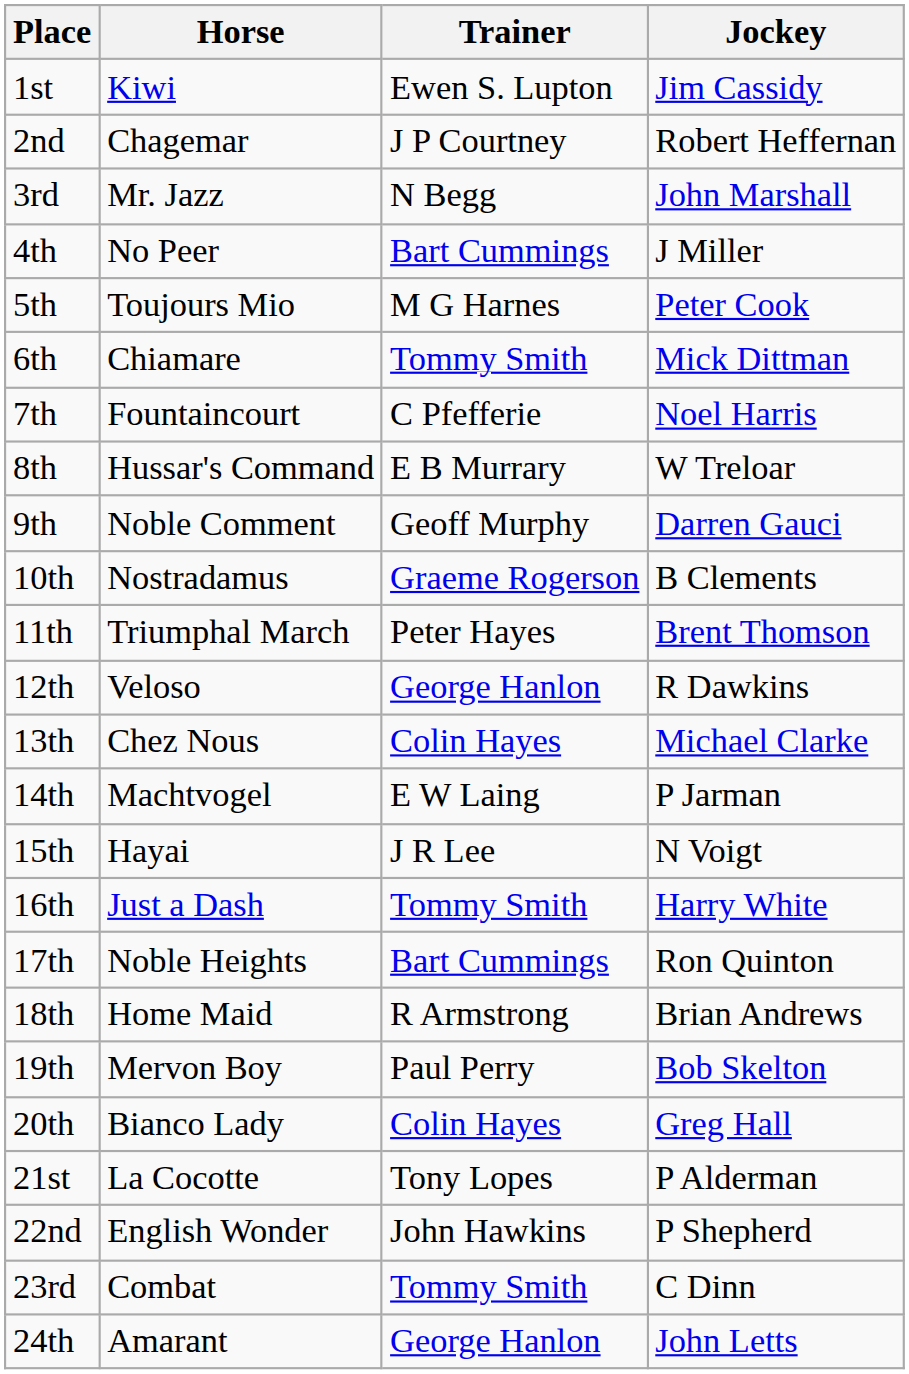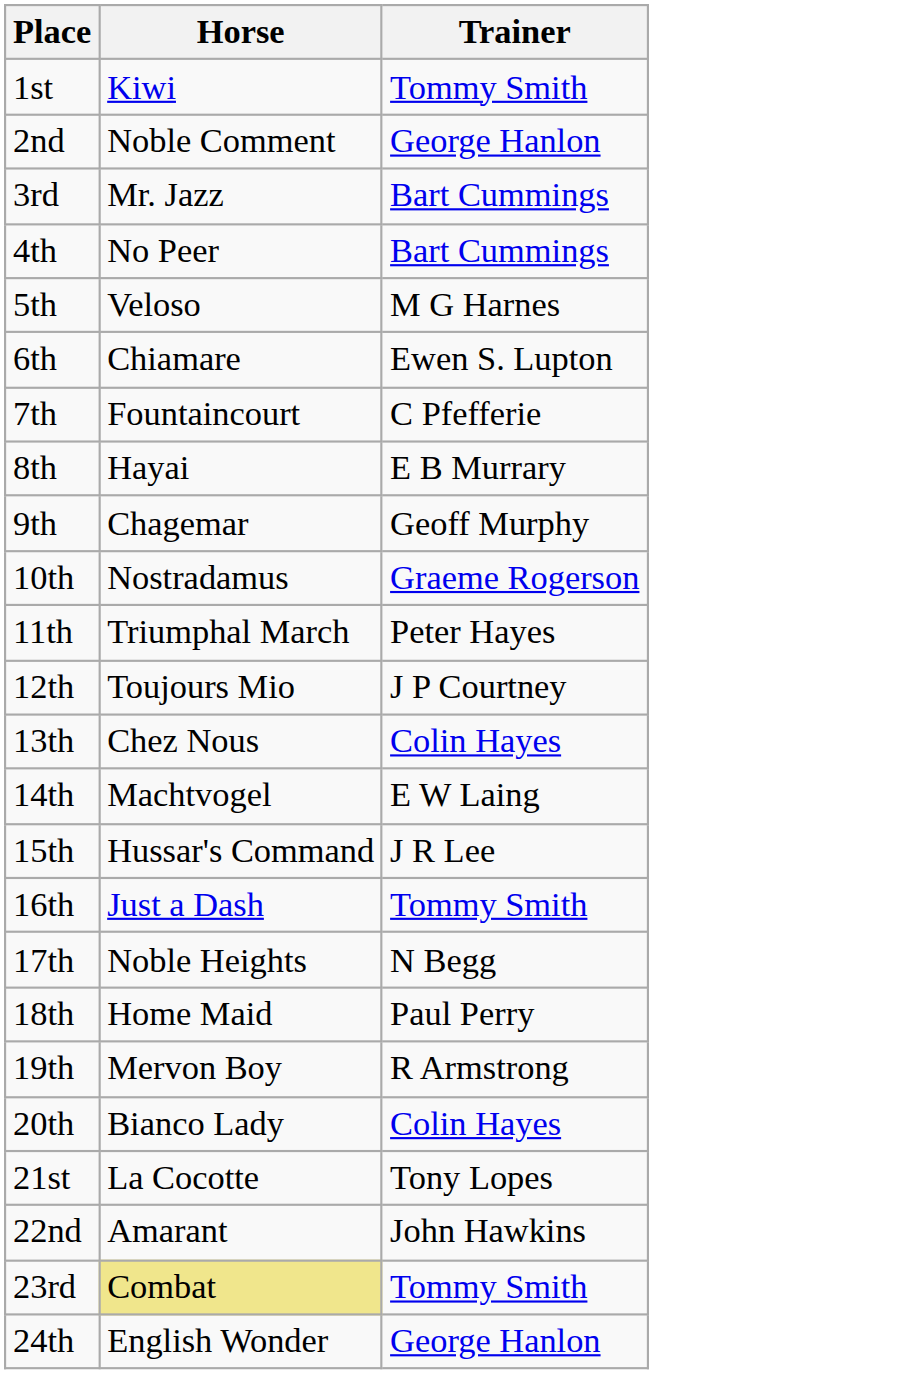- column: (776, 31)
(501, 86) Ewen S. Lupton -> (489, 86) Tommy Smith
(178, 140) Chagemar -> (221, 140) Noble Comment
(478, 140) J P Courtney -> (495, 140) George Hanlon
(443, 195) N Begg -> (500, 195) Bart Cummings
(201, 304) Toujours Mio -> (154, 304) Veloso
(489, 359) Tommy Smith -> (501, 359) Ewen S. Lupton
(241, 468) Hussar's Command -> (148, 468) Hayai
(221, 522) Noble Comment -> (178, 522) Chagemar
(154, 686) Veloso -> (201, 686) Toujours Mio
(495, 686) George Hanlon -> (478, 686) J P Courtney
(148, 850) Hayai -> (241, 850) Hussar's Command
(500, 959) Bart Cummings -> (443, 959) N Begg
(479, 1013) R Armstrong -> (462, 1013) Paul Perry
(462, 1068) Paul Perry -> (479, 1068) R Armstrong
(218, 1232) English Wonder -> (167, 1232) Amarant
(162, 1286) no background -> (162, 1286) khaki background
(167, 1341) Amarant -> (218, 1341) English Wonder
